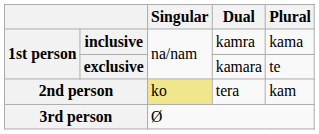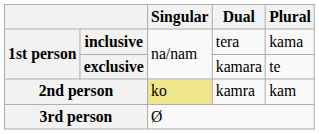(235, 41) kamra -> (228, 41) tera
(228, 91) tera -> (235, 91) kamra
